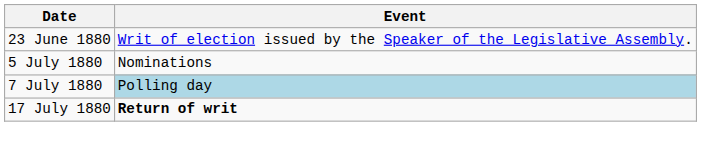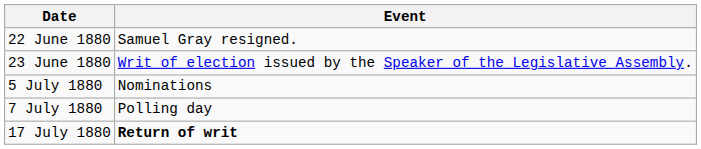+ row: (59, 40)
(165, 86) lightblue background -> (165, 109) no background
